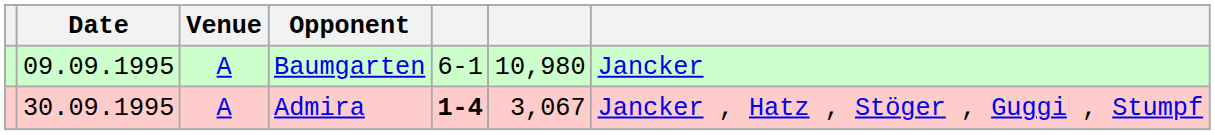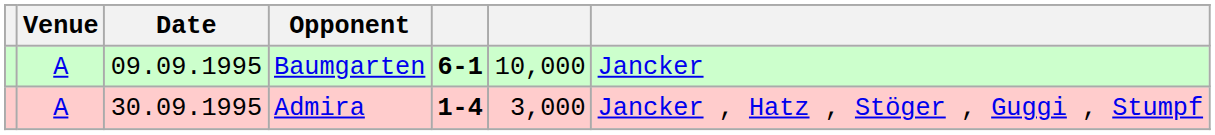columns swapped: (99, 26) <-> (224, 26)
(460, 67) normal -> (460, 67) bold
(540, 67) 10,980 -> (540, 67) 10,000
(548, 108) 3,067 -> (548, 108) 3,000
